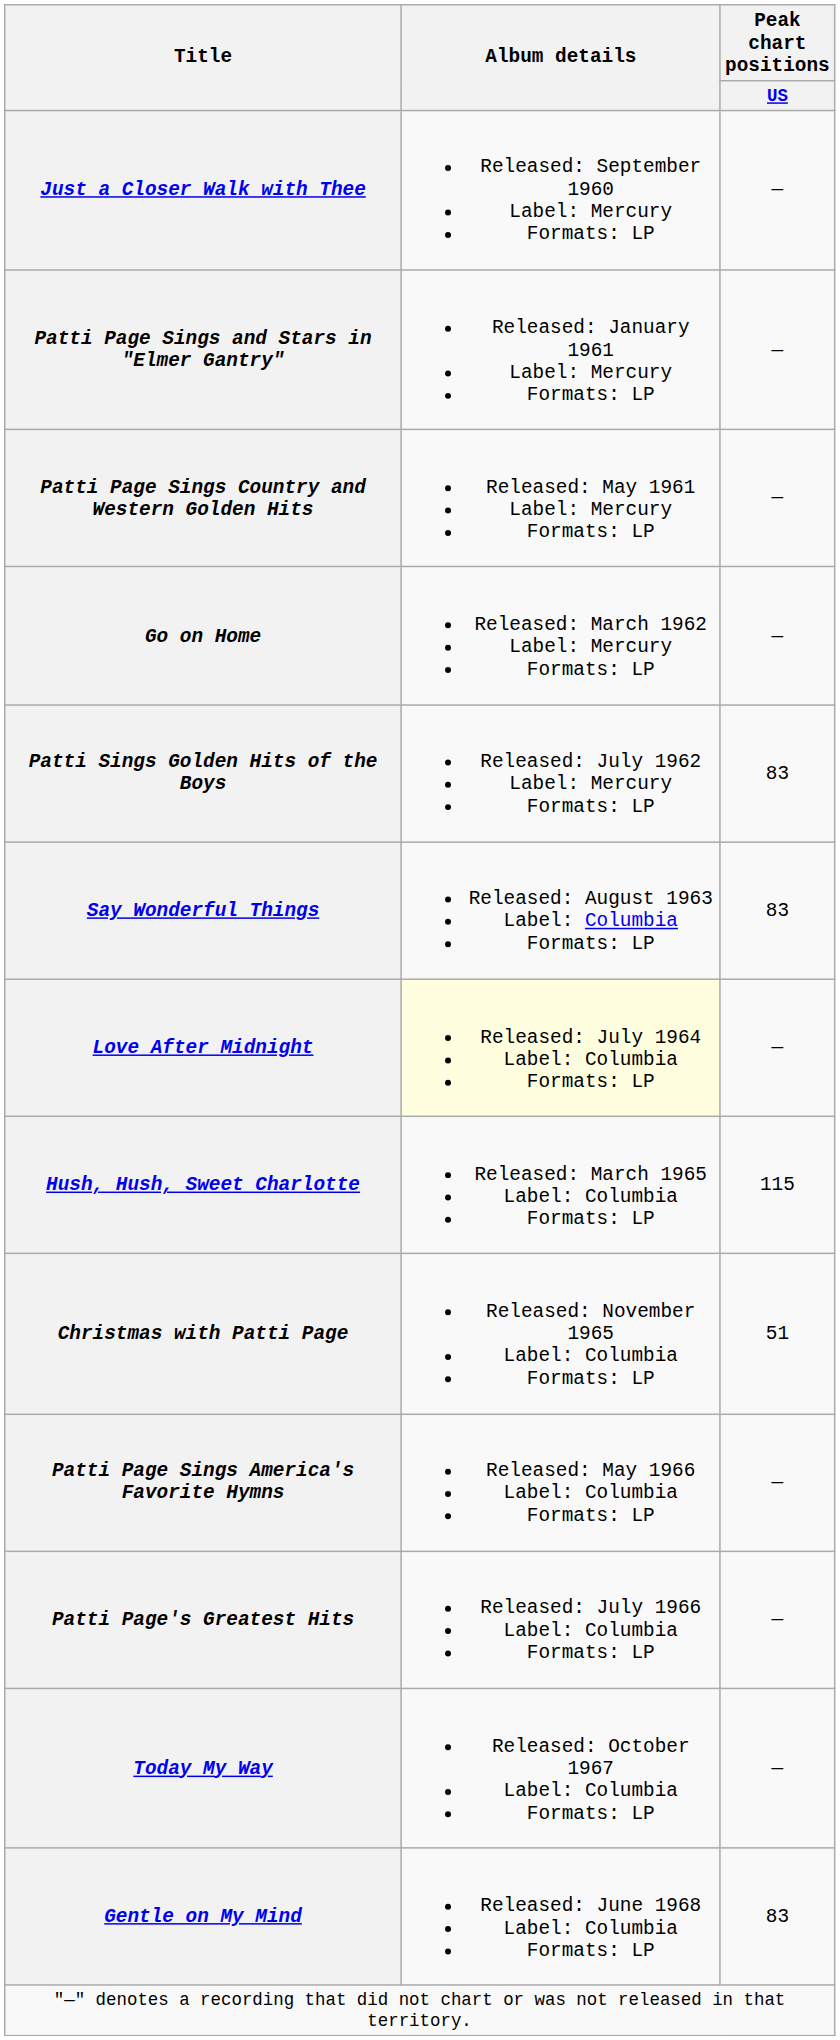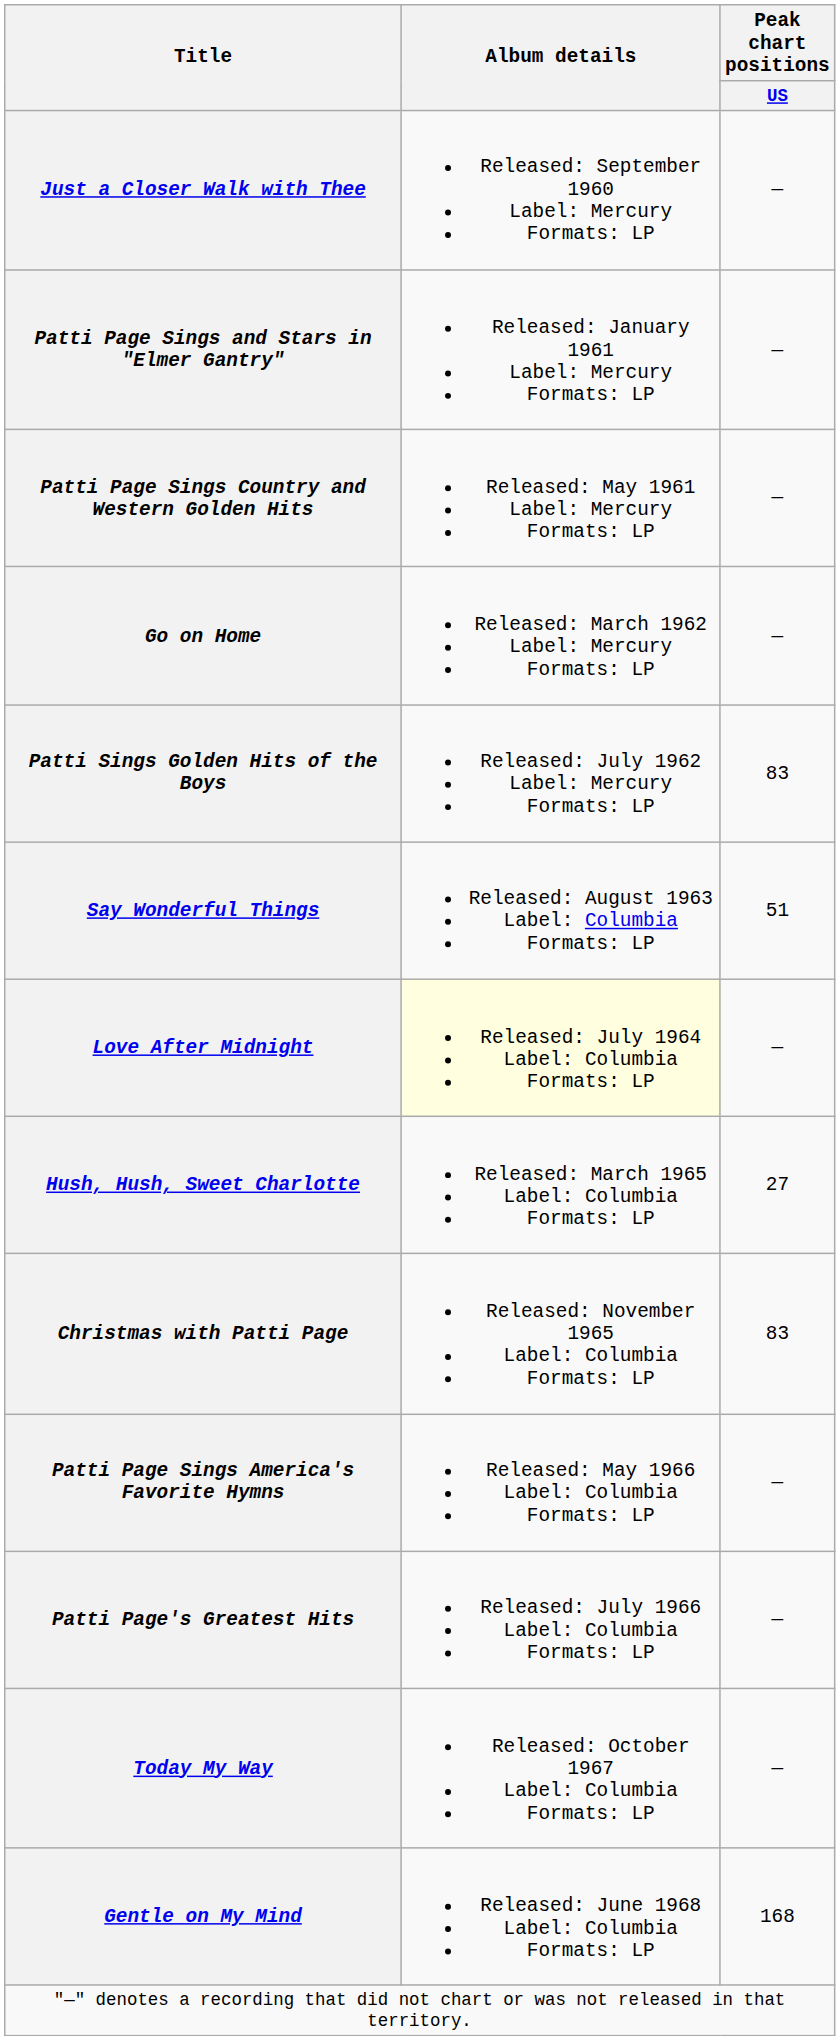(777, 910) 83 -> (777, 910) 51
(777, 1185) 115 -> (777, 1185) 27
(777, 1334) 51 -> (777, 1334) 83
(777, 1917) 83 -> (777, 1917) 168
